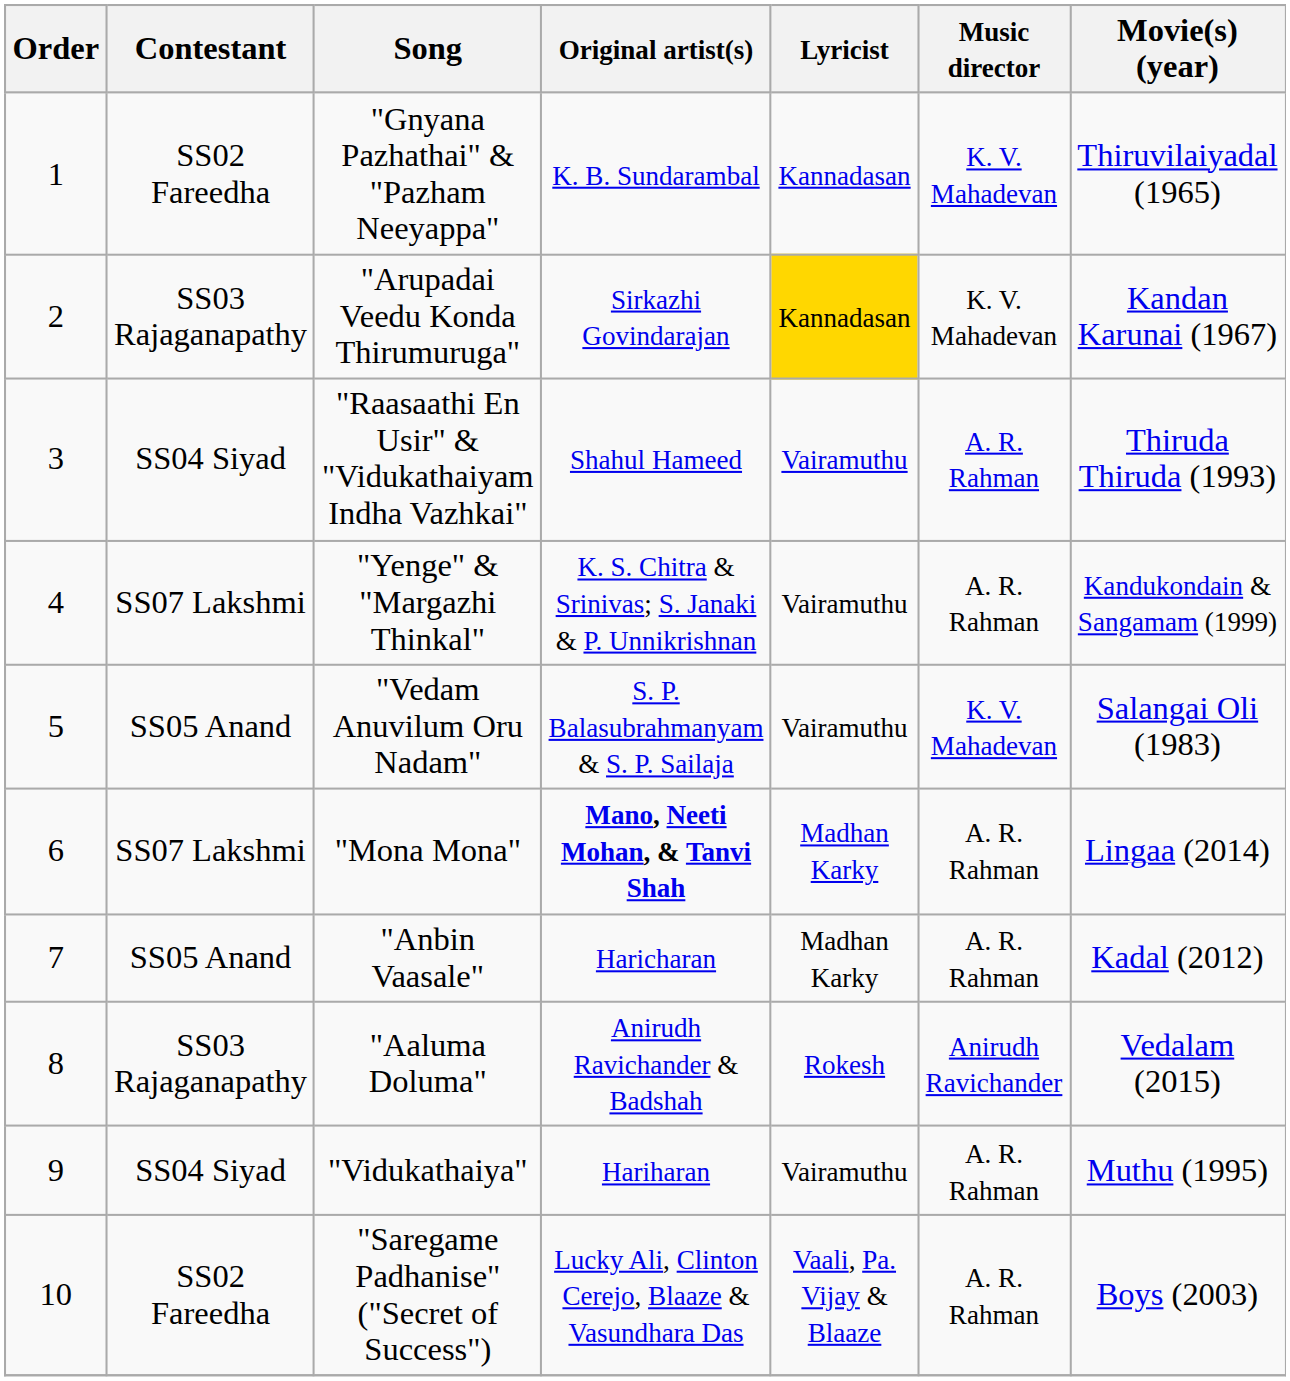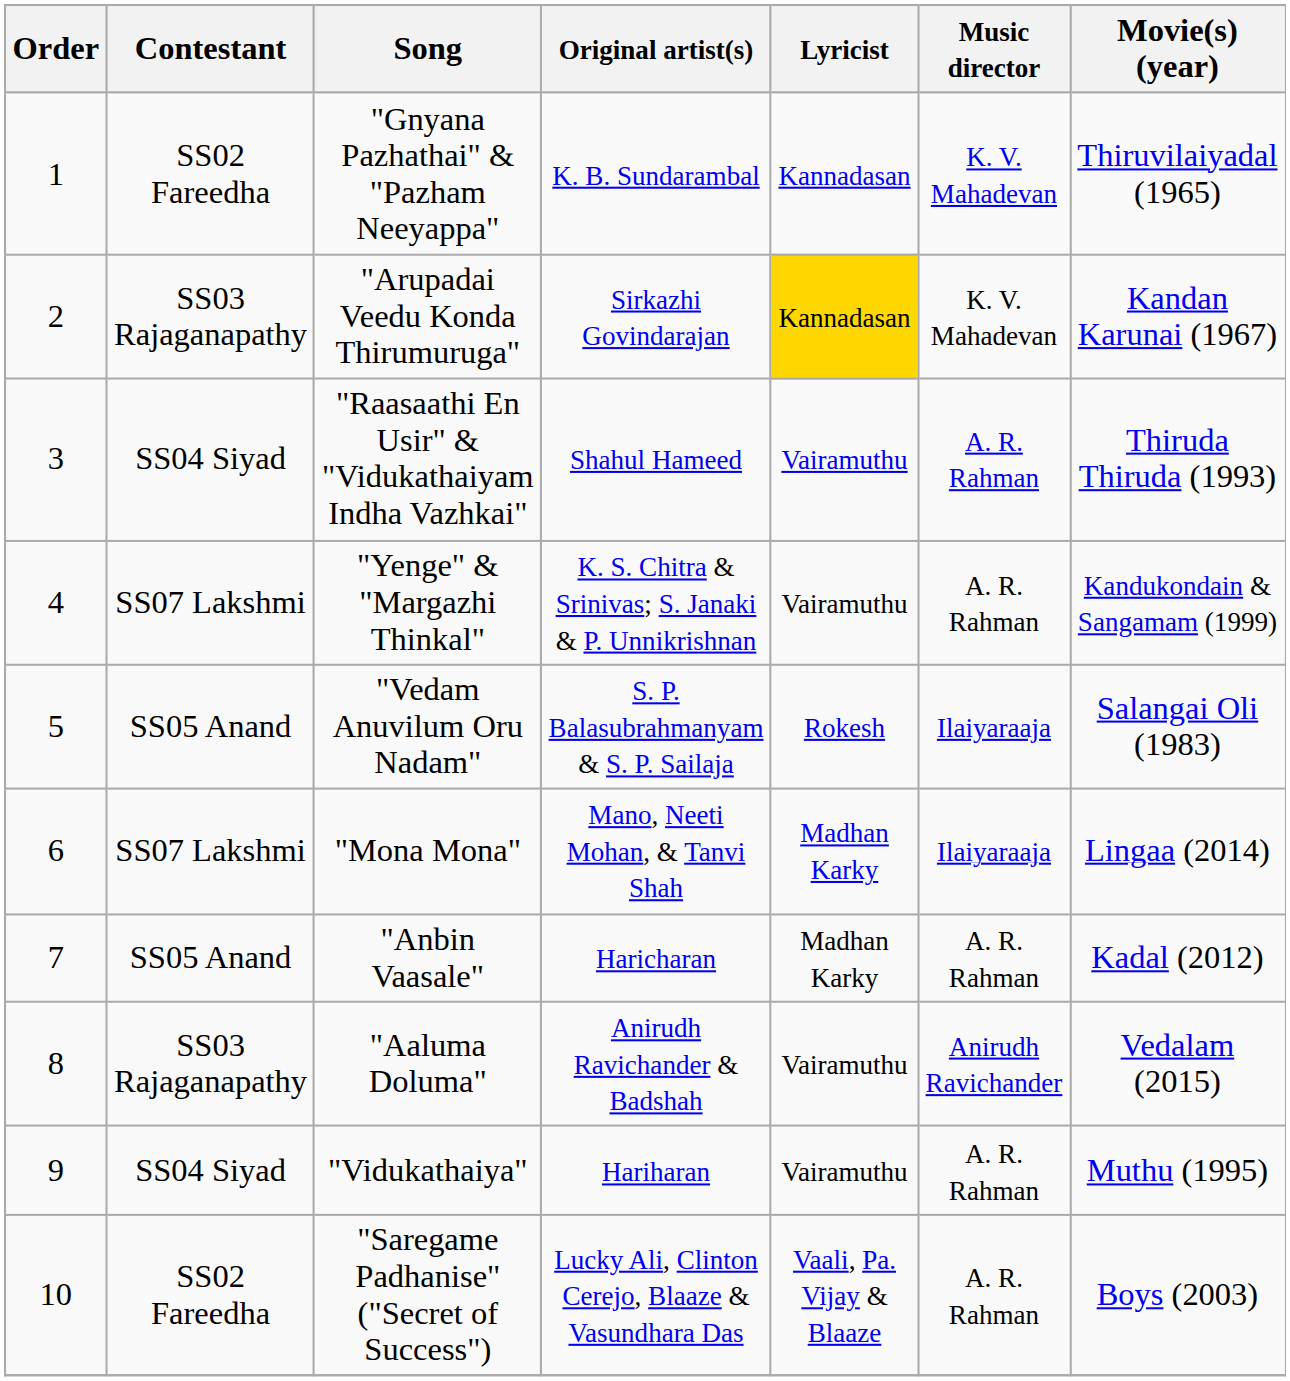(845, 728) Vairamuthu -> (845, 728) Rokesh
(994, 728) K. V. Mahadevan -> (994, 728) Ilaiyaraaja
(656, 850) bold -> (656, 852) normal
(994, 852) A. R. Rahman -> (994, 852) Ilaiyaraaja
(845, 1065) Rokesh -> (845, 1065) Vairamuthu
